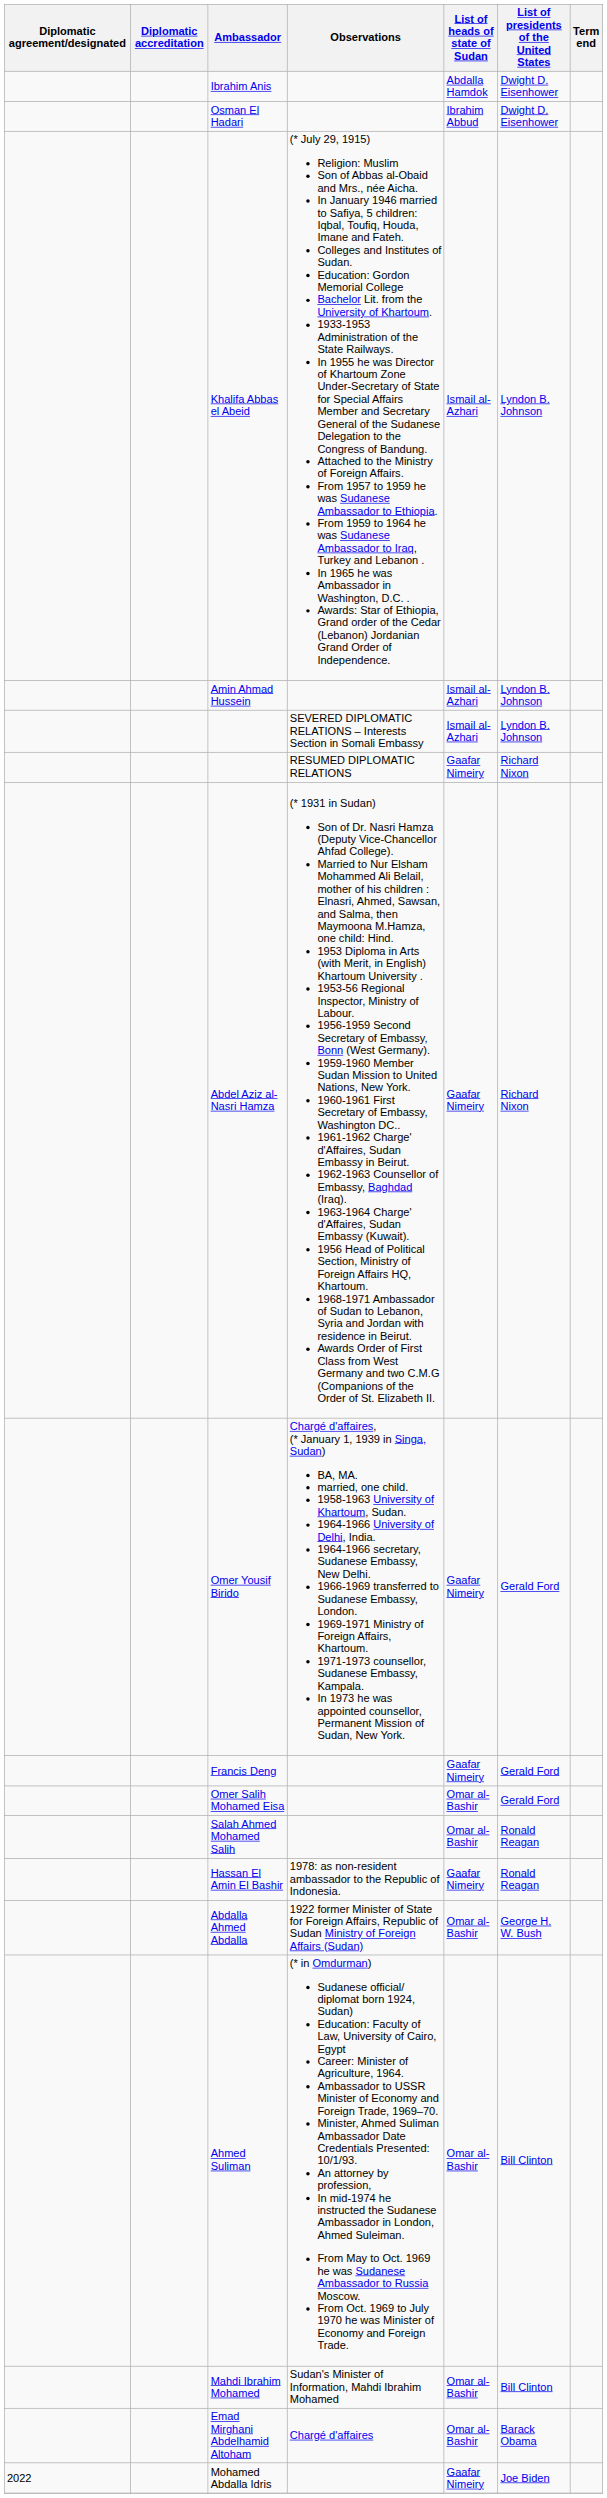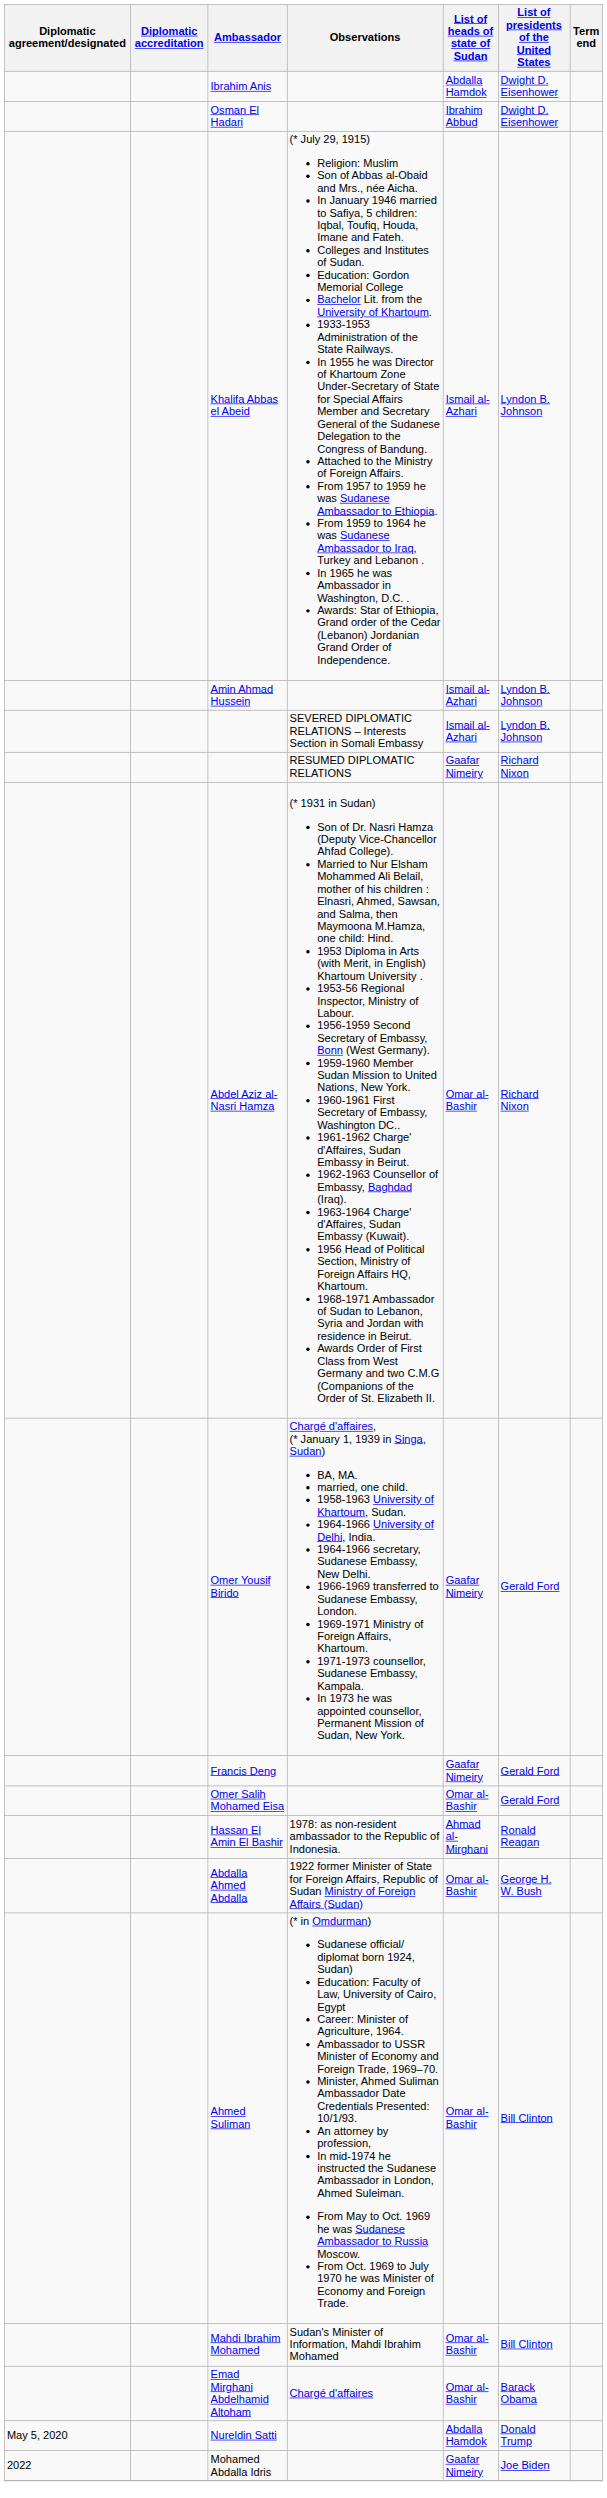(465, 1100) Gaafar Nimeiry -> (467, 1100) Omar al-Bashir
- row: (243, 1837)
(465, 1879) Gaafar Nimeiry -> (467, 1837) Ahmad al-Mirghani
+ row: (244, 2435)
